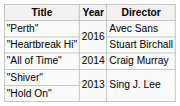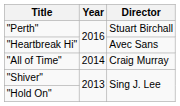(134, 28) Avec Sans -> (141, 28) Stuart Birchall
(141, 45) Stuart Birchall -> (134, 45) Avec Sans
